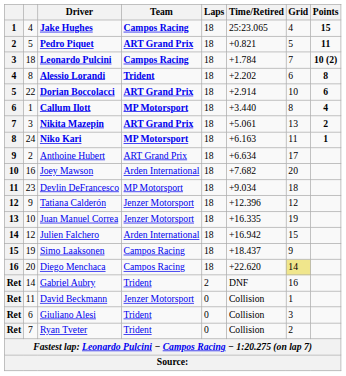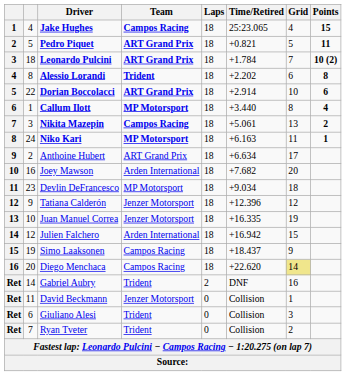(156, 59) Campos Racing -> (158, 59) ART Grand Prix
(158, 123) ART Grand Prix -> (156, 123) Campos Racing
